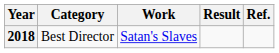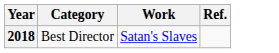- column: (222, 15)
